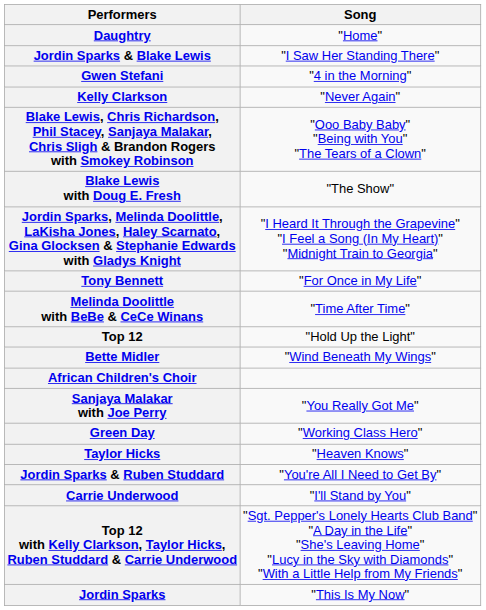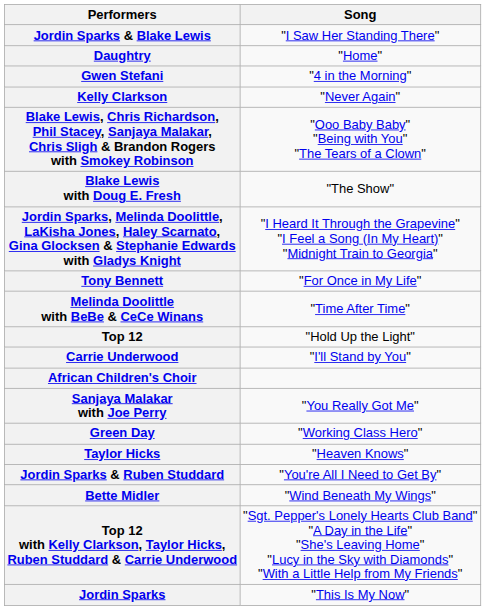rows swapped: (122, 35) <-> (122, 55)
rows swapped: (122, 495) <-> (122, 357)
